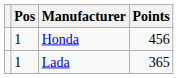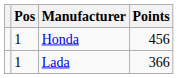(159, 62) 365 -> (159, 62) 366
